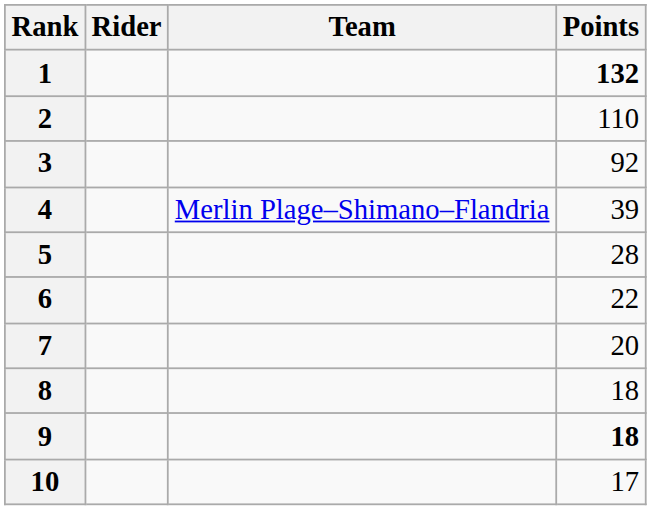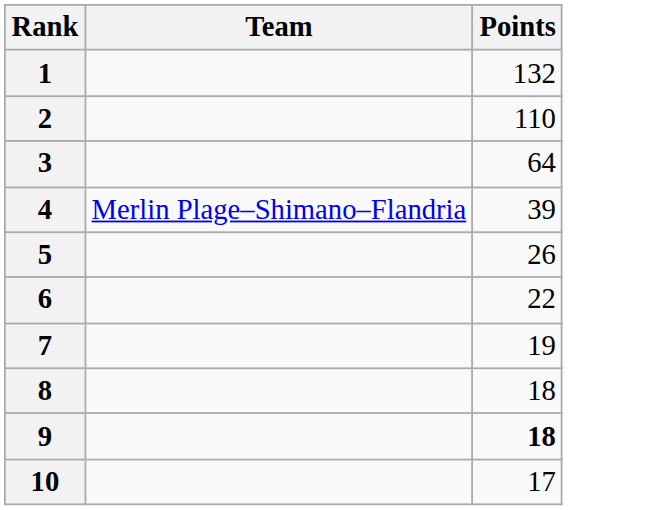- column: (127, 27)
(618, 72) bold -> (534, 72) normal
(625, 163) 92 -> (542, 163) 64
(625, 254) 28 -> (542, 254) 26
(625, 345) 20 -> (542, 345) 19
